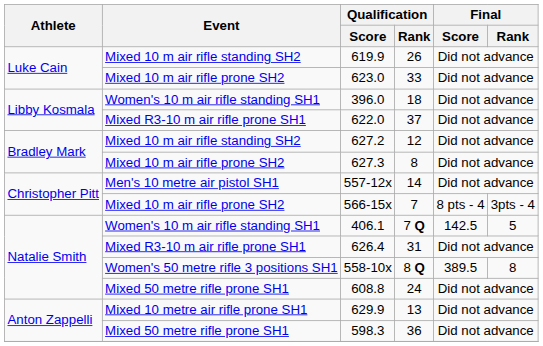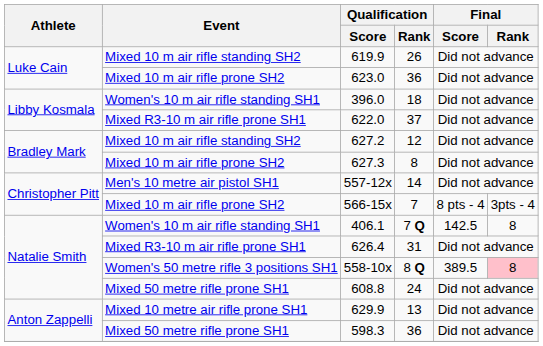(414, 78) 33 -> (414, 78) 36
(513, 225) 5 -> (513, 225) 8
(513, 267) no background -> (513, 267) pink background
